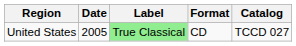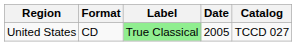columns swapped: (94, 13) <-> (210, 13)
